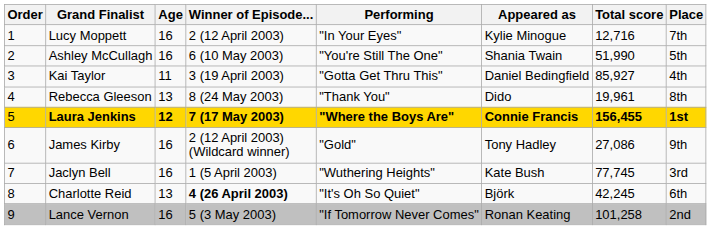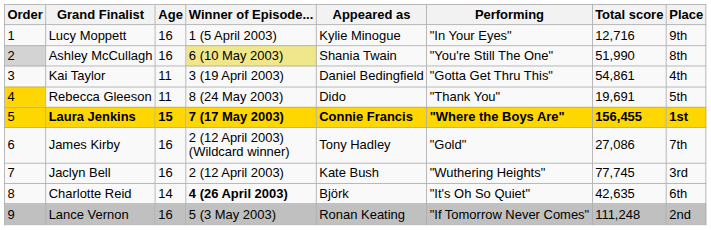columns swapped: (537, 14) <-> (399, 14)
(236, 35) 2 (12 April 2003) -> (233, 35) 1 (5 April 2003)
(678, 35) 7th -> (678, 35) 9th
(11, 55) no background -> (11, 55) lightgrey background
(236, 55) no background -> (236, 55) khaki background
(678, 55) 5th -> (678, 55) 8th
(615, 76) 85,927 -> (615, 76) 54,861
(11, 96) no background -> (11, 96) gold background
(166, 96) 13 -> (165, 96) 11
(615, 96) 19,961 -> (615, 96) 19,691
(678, 96) 8th -> (678, 96) 5th
(166, 117) 12 -> (166, 117) 15
(678, 145) 9th -> (678, 145) 7th
(233, 173) 1 (5 April 2003) -> (236, 173) 2 (12 April 2003)
(166, 193) 13 -> (166, 193) 14
(615, 193) 42,245 -> (615, 193) 42,635
(619, 214) 101,258 -> (618, 214) 111,248
